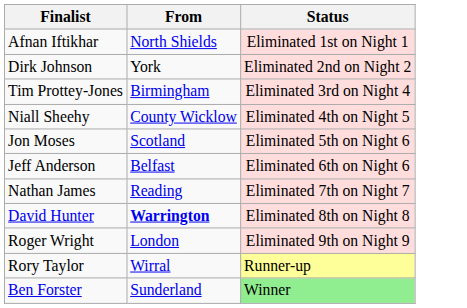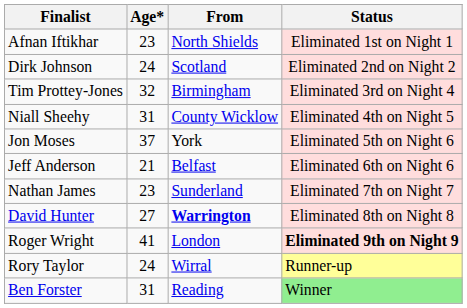+ column: (147, 16)
(146, 66) York -> (199, 66) Scotland
(158, 141) Scotland -> (187, 141) York
(156, 191) Reading -> (207, 191) Sunderland
(328, 240) normal -> (372, 240) bold
(166, 290) Sunderland -> (198, 290) Reading
